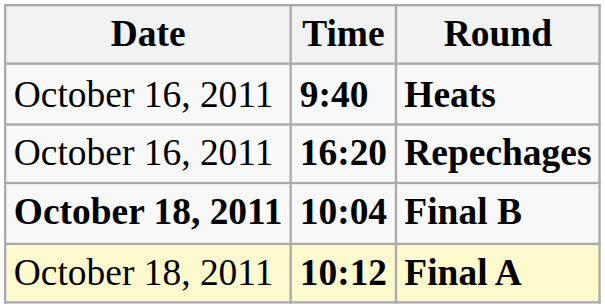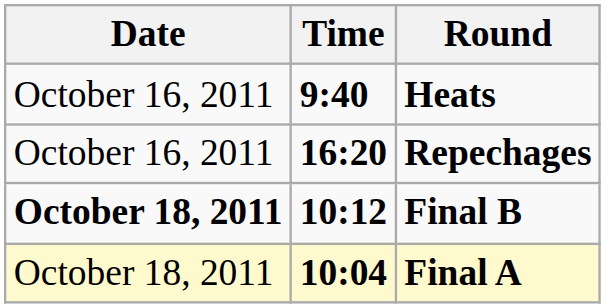(343, 212) 10:04 -> (343, 212) 10:12
(343, 271) 10:12 -> (343, 271) 10:04
